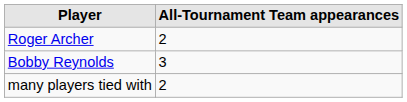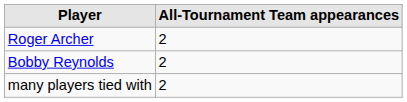(163, 62) 3 -> (163, 62) 2
